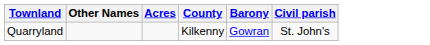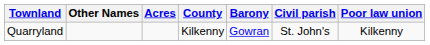+ column: (382, 13)
